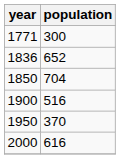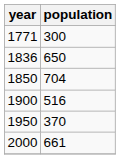(55, 57) 652 -> (55, 57) 650
(55, 143) 616 -> (55, 143) 661
